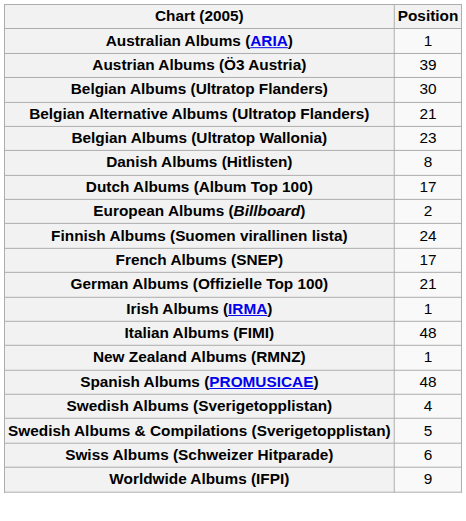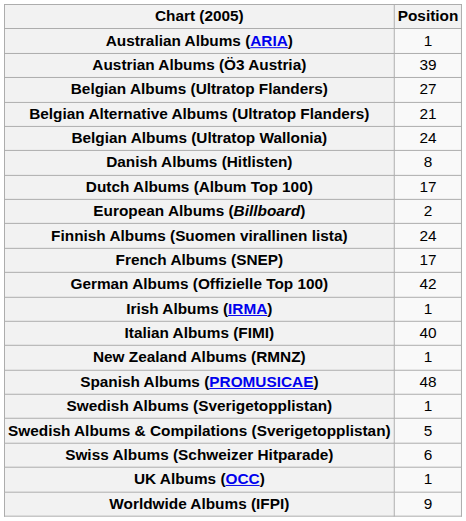(428, 89) 30 -> (428, 89) 27
(428, 138) 23 -> (428, 138) 24
(428, 284) 21 -> (428, 284) 42
(428, 333) 48 -> (428, 333) 40
(428, 406) 4 -> (428, 406) 1
+ row: (199, 479)
